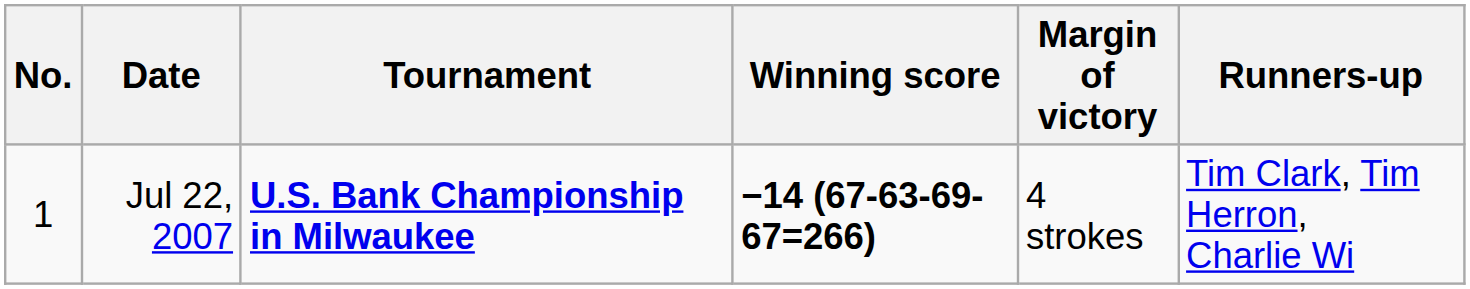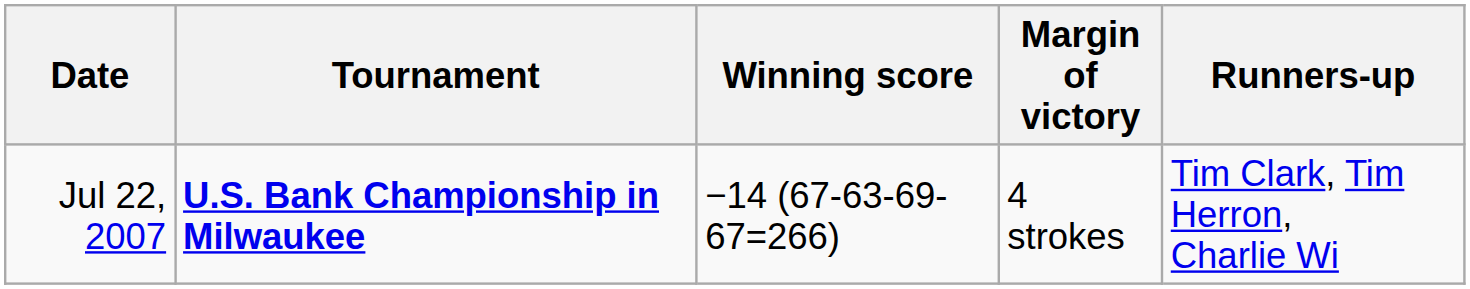- column: (43, 75)
(862, 214) bold -> (826, 214) normal
